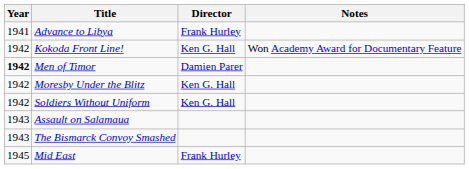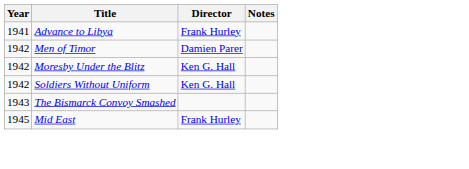- row: (79, 48)
(18, 66) bold -> (18, 48) normal
- row: (82, 119)
